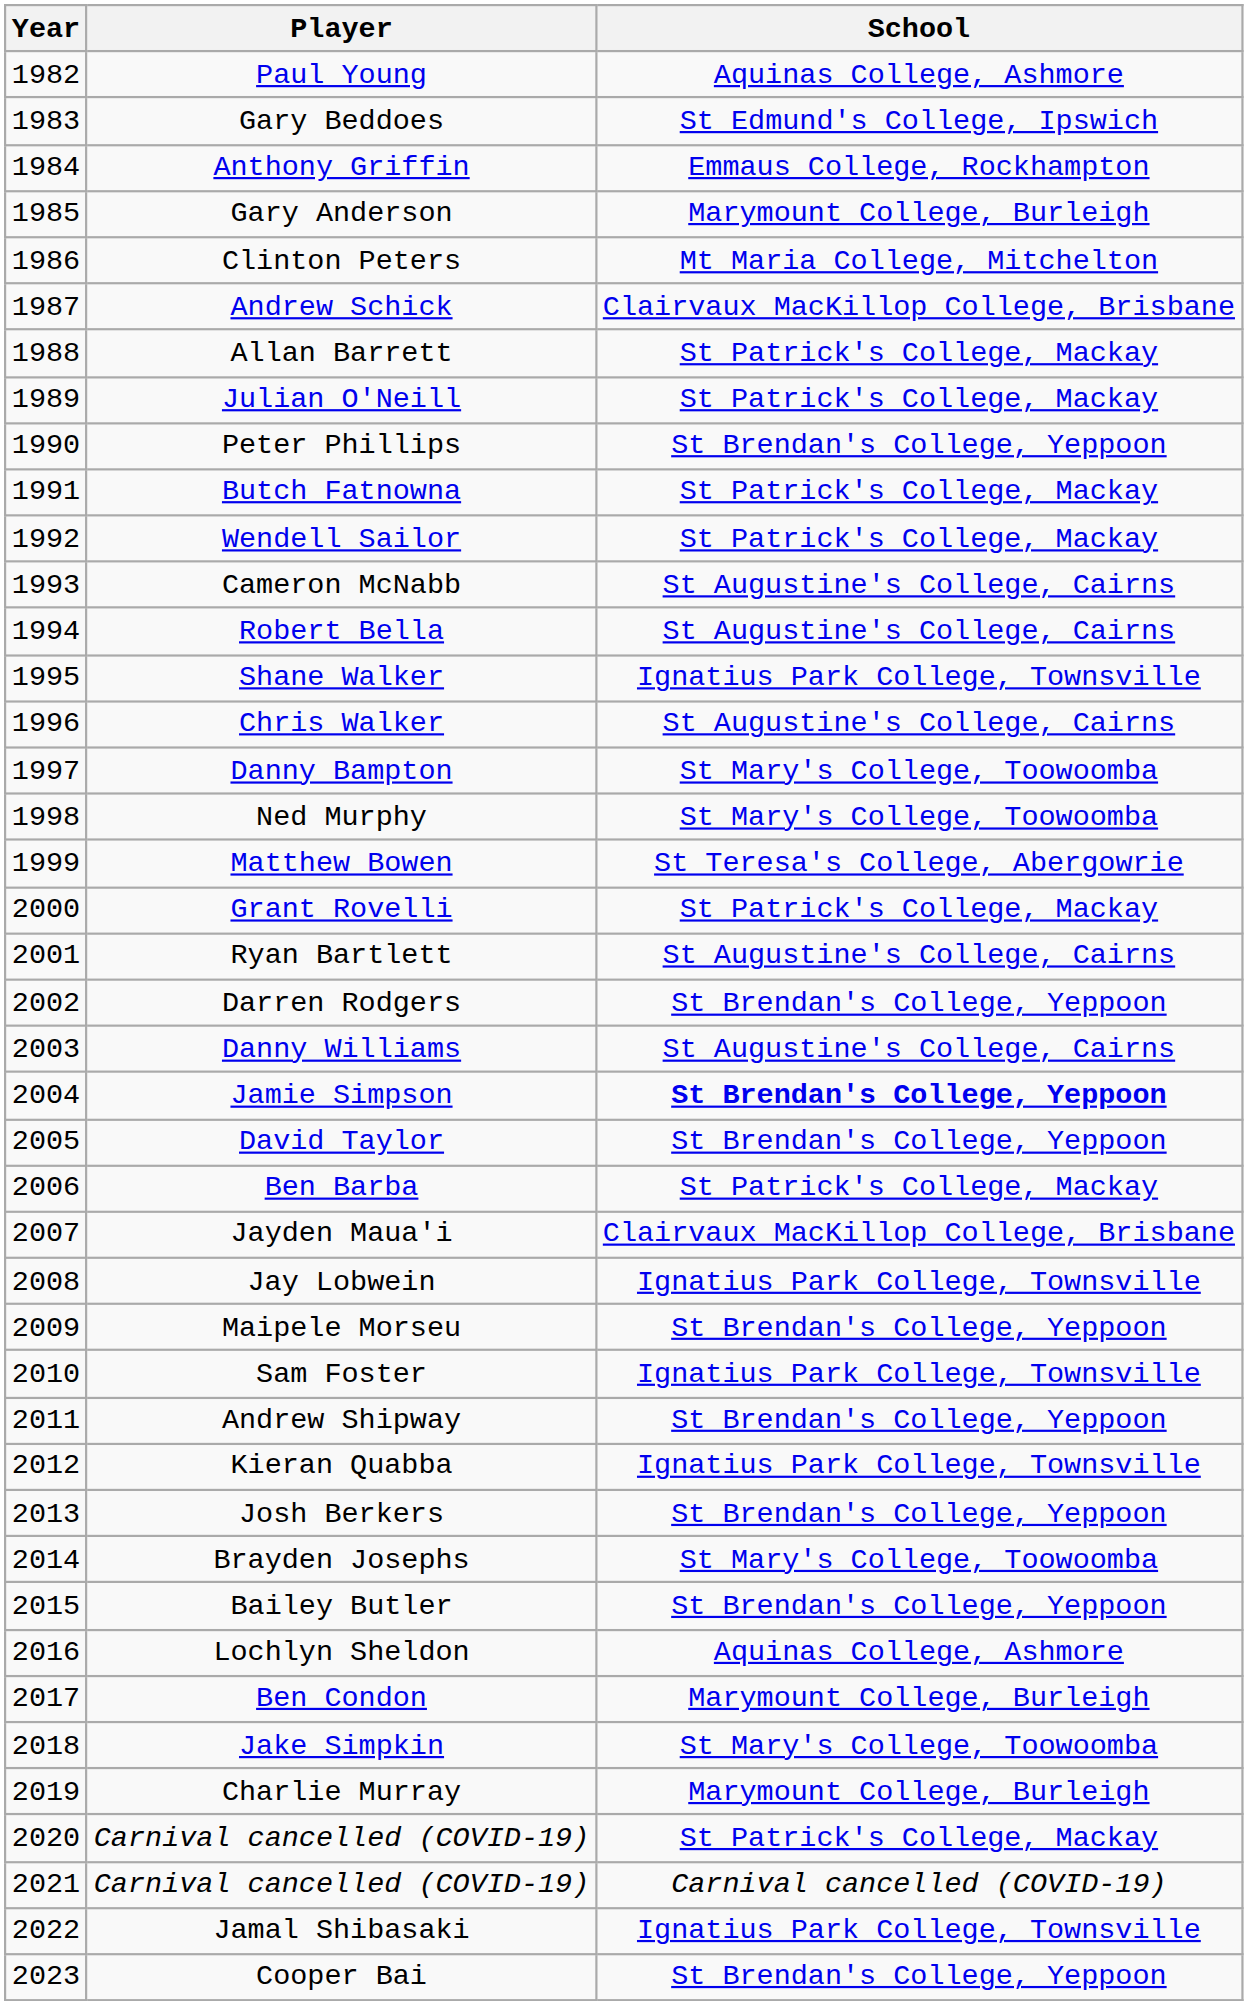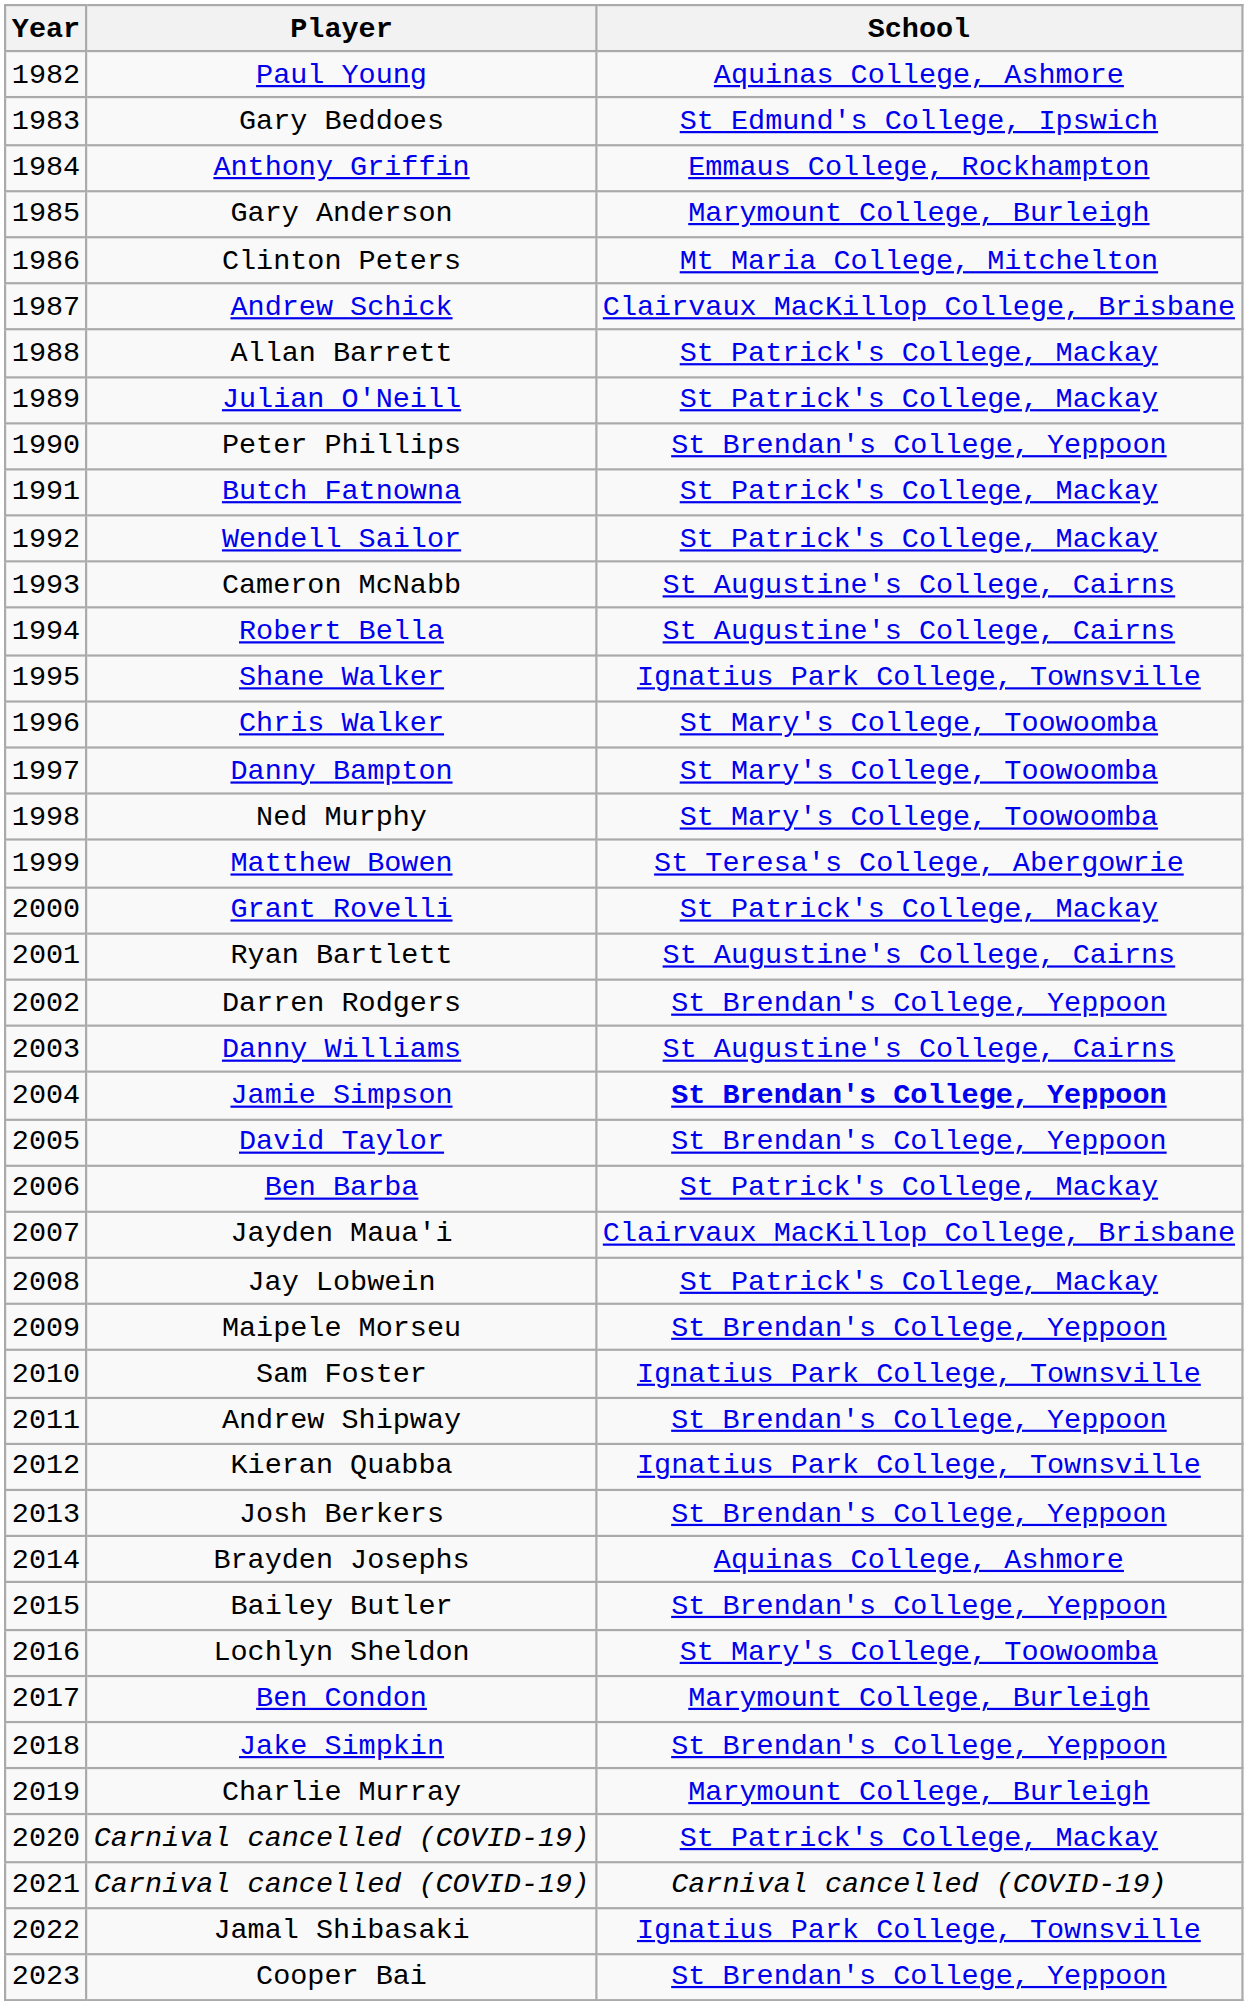(919, 724) St Augustine's College, Cairns -> (919, 724) St Mary's College, Toowoomba
(919, 1281) Ignatius Park College, Townsville -> (919, 1281) St Patrick's College, Mackay
(919, 1560) St Mary's College, Toowoomba -> (919, 1560) Aquinas College, Ashmore
(919, 1652) Aquinas College, Ashmore -> (919, 1652) St Mary's College, Toowoomba
(919, 1745) St Mary's College, Toowoomba -> (919, 1745) St Brendan's College, Yeppoon
